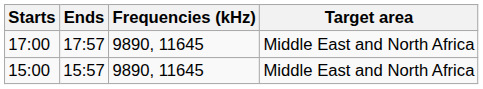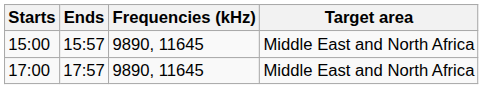rows swapped: (29, 70) <-> (29, 44)
